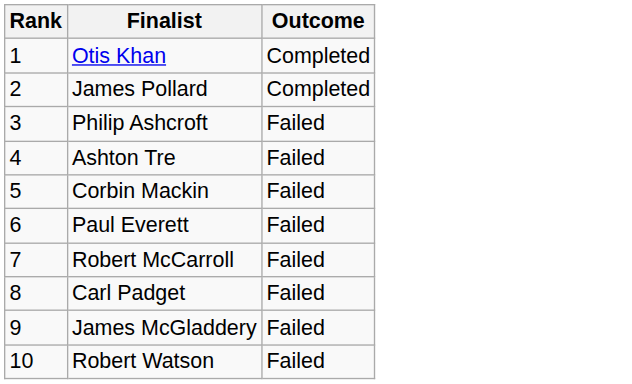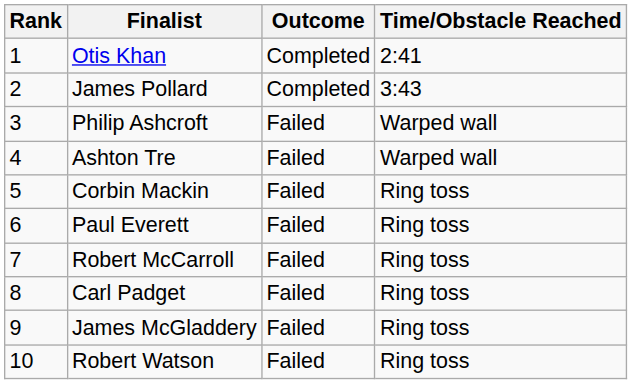+ column: (501, 21)
